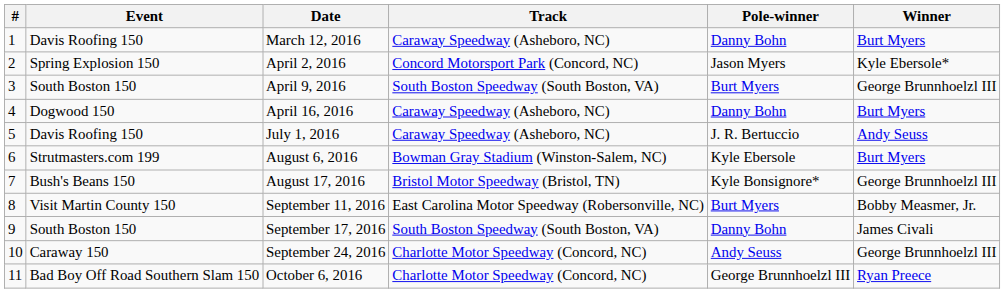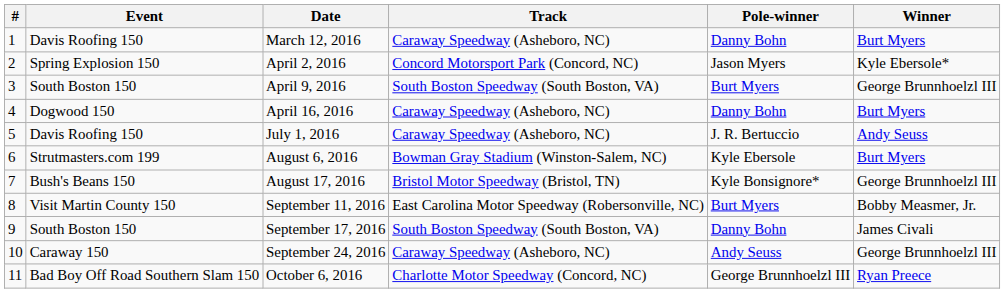(519, 252) Charlotte Motor Speedway (Concord, NC) -> (501, 252) Caraway Speedway (Asheboro, NC)
